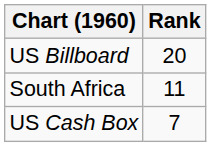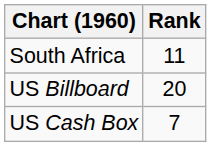rows swapped: (67, 89) <-> (69, 55)
